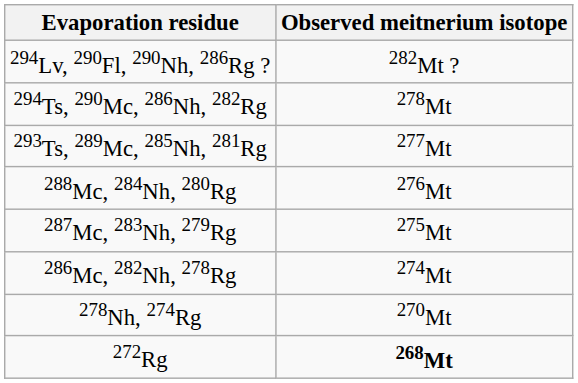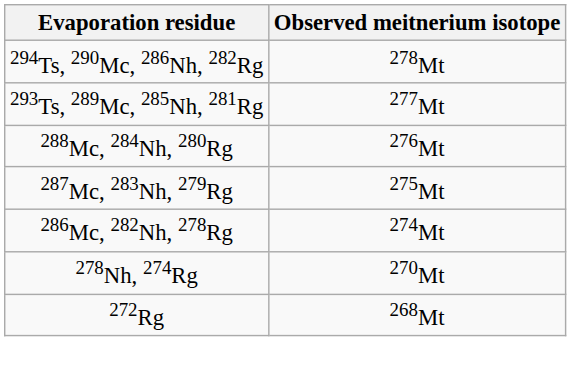- row: (140, 61)
(424, 356) bold -> (417, 314) normal
